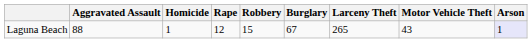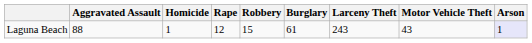(292, 29) 67 -> (292, 29) 61
(340, 29) 265 -> (340, 29) 243
